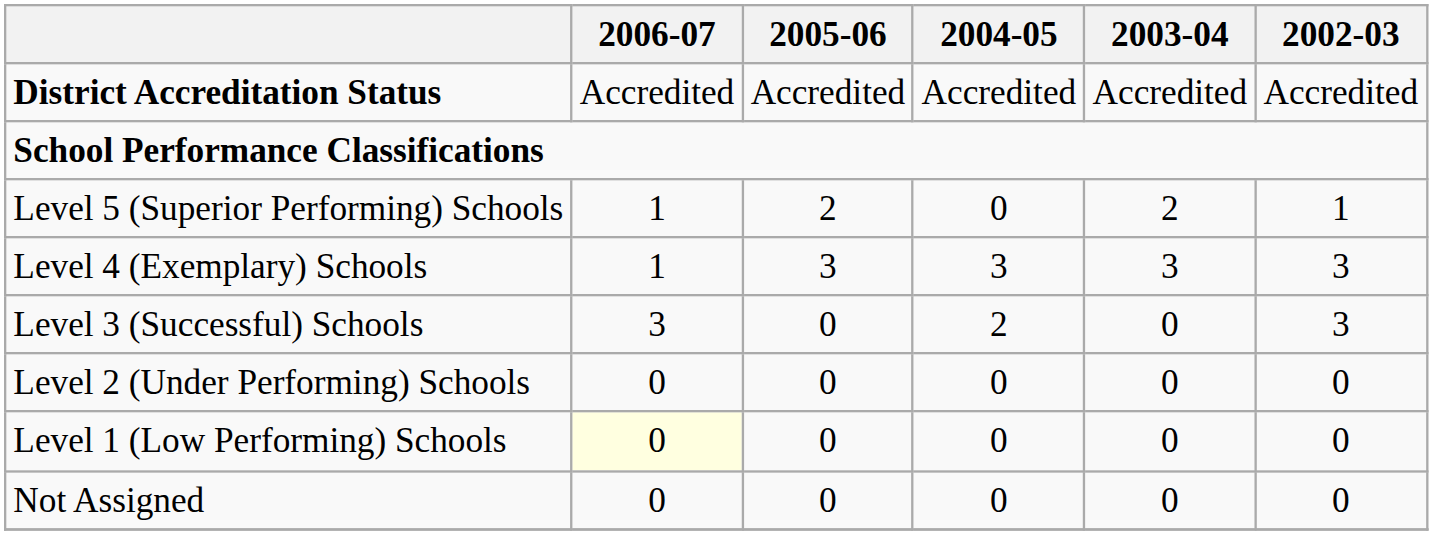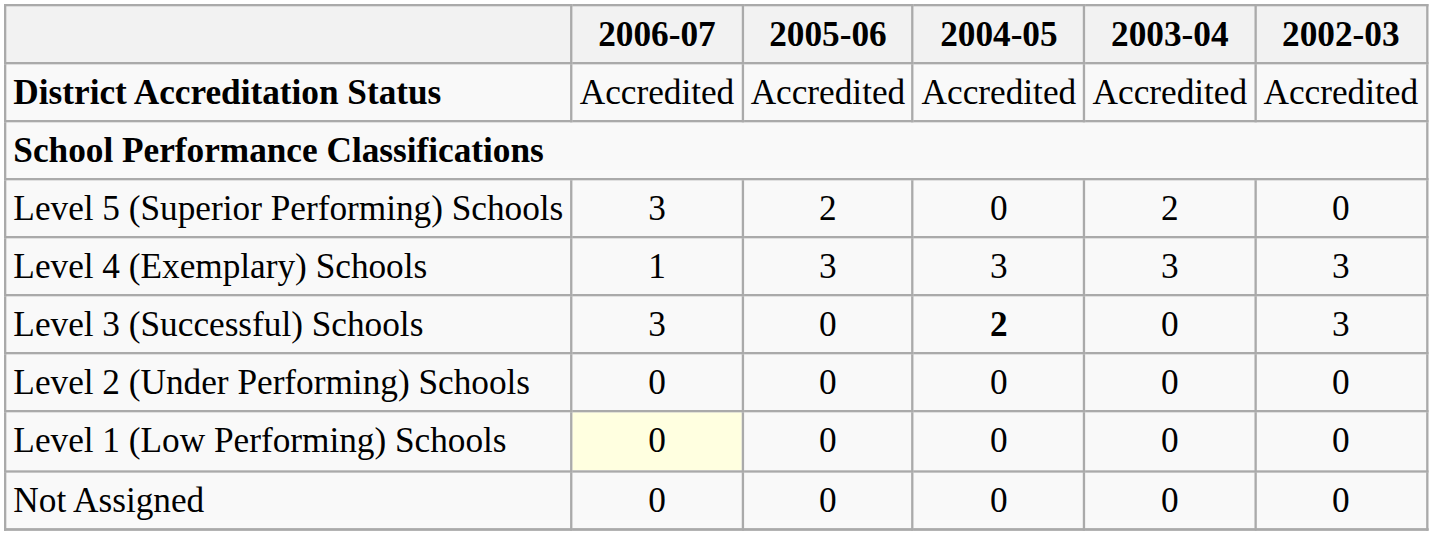(657, 208) 1 -> (657, 208) 3
(1341, 208) 1 -> (1341, 208) 0
(999, 324) normal -> (999, 324) bold
